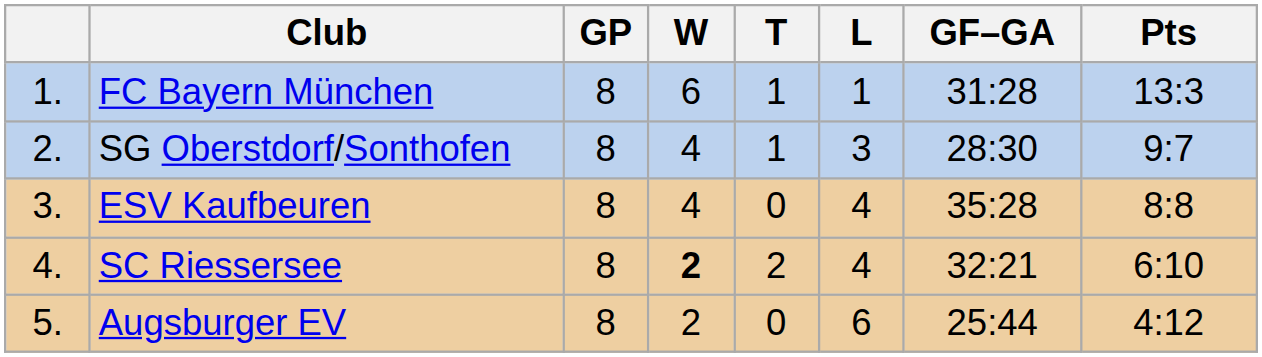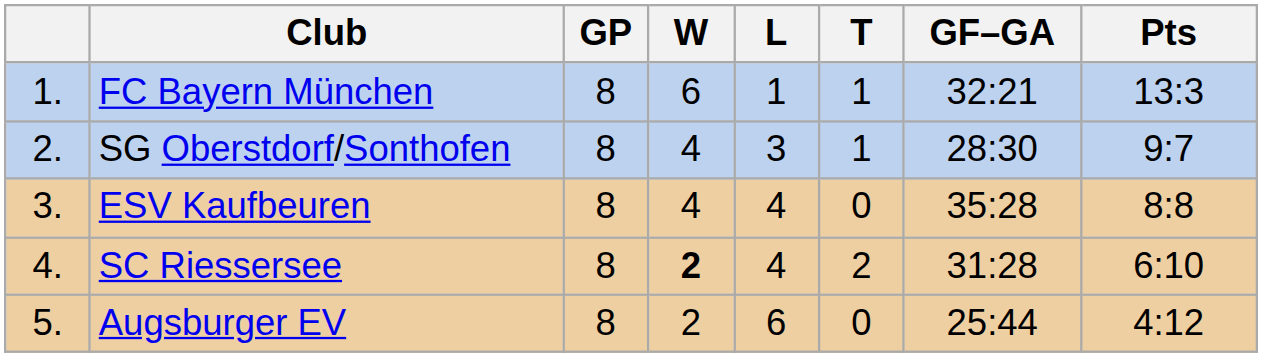columns swapped: (776, 33) <-> (861, 33)
(992, 91) 31:28 -> (992, 91) 32:21
(992, 264) 32:21 -> (992, 264) 31:28
